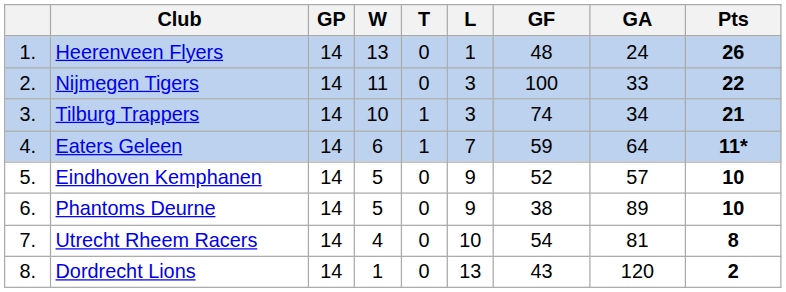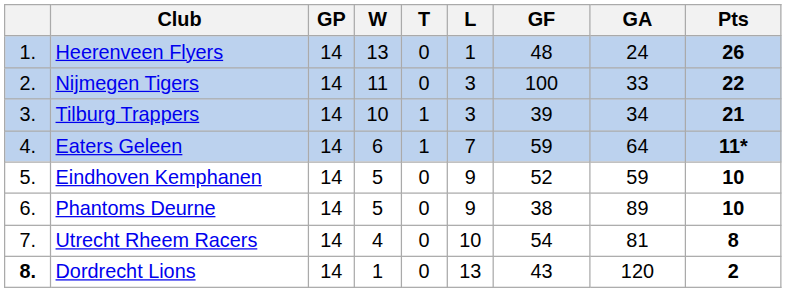(541, 114) 74 -> (541, 114) 39
(637, 177) 57 -> (637, 177) 59
(28, 271) normal -> (28, 271) bold
